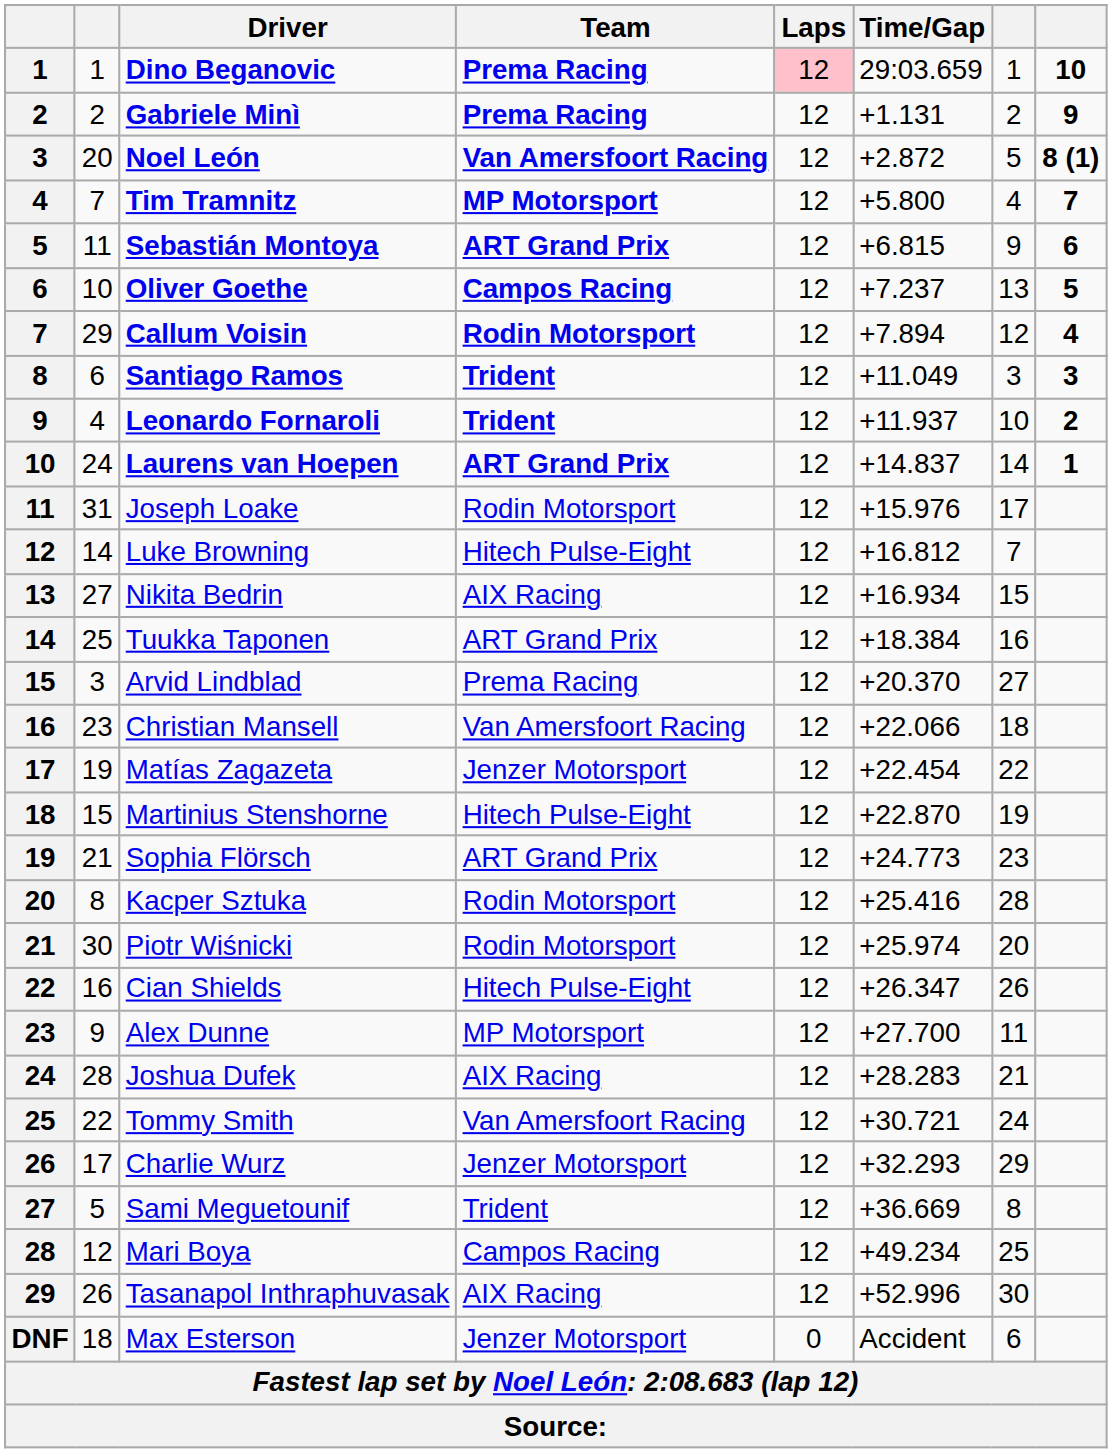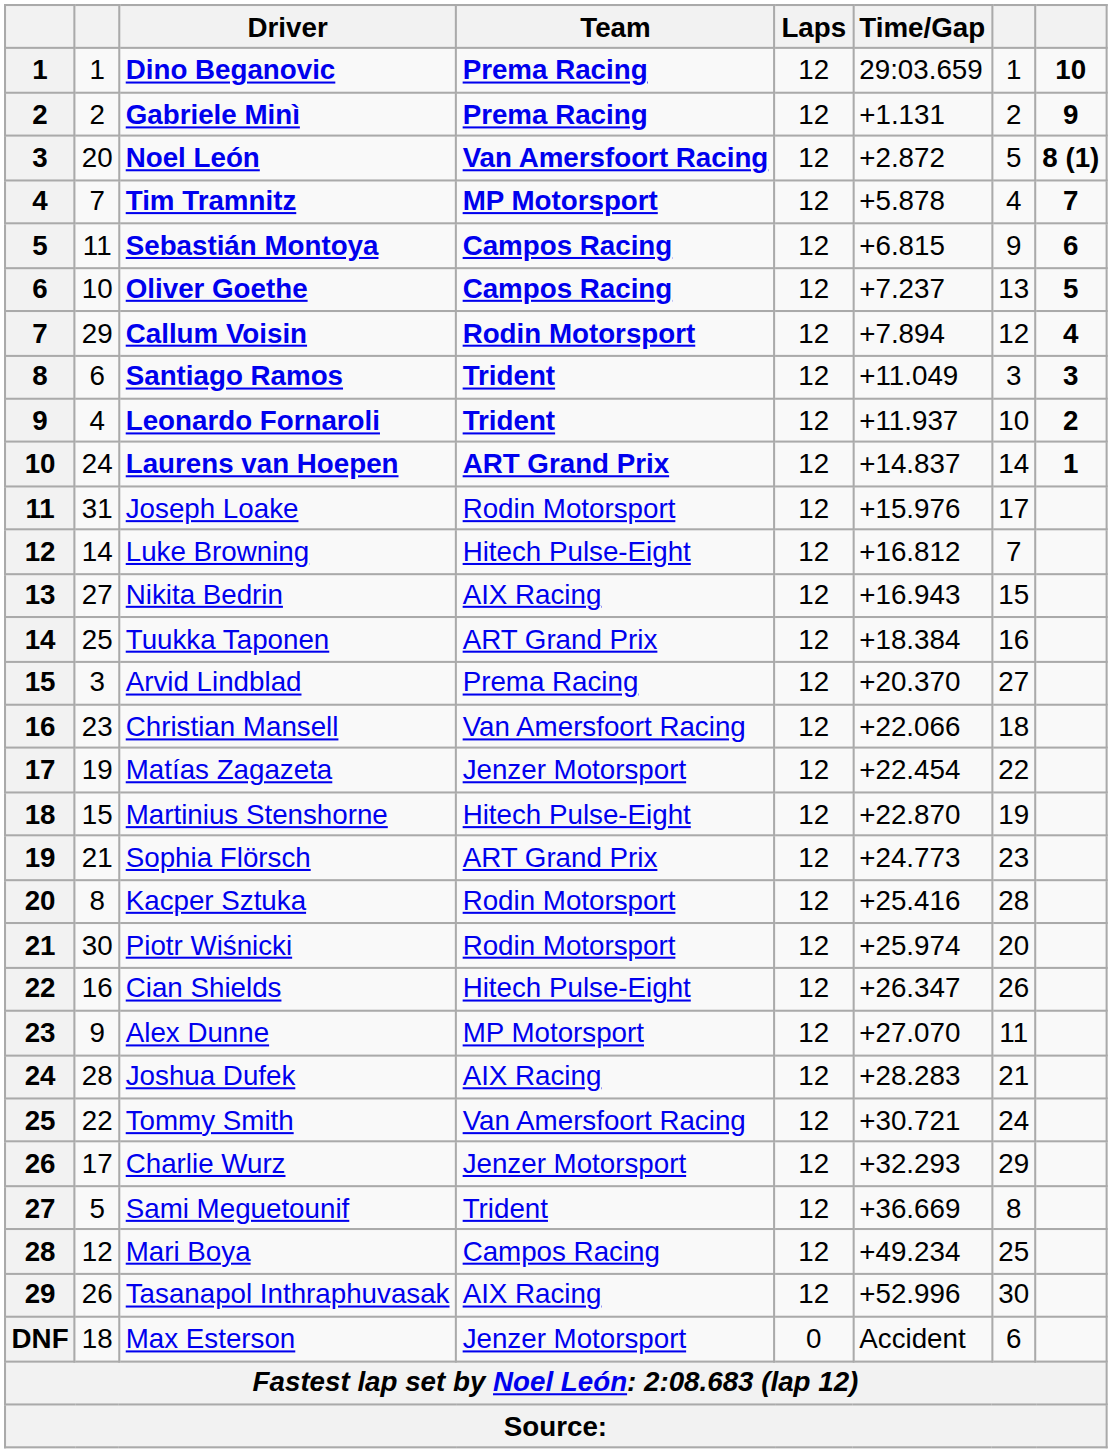(814, 70) pink background -> (814, 70) no background
(902, 201) +5.800 -> (902, 201) +5.878
(566, 245) ART Grand Prix -> (567, 245) Campos Racing
(910, 595) +16.934 -> (910, 595) +16.943
(910, 1032) +27.700 -> (910, 1032) +27.070
